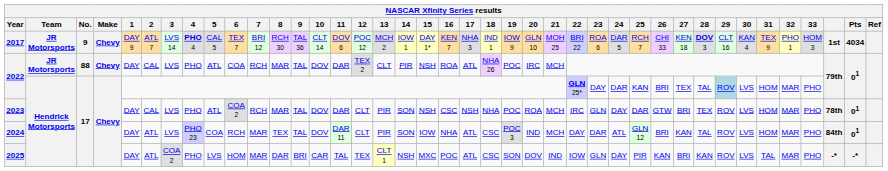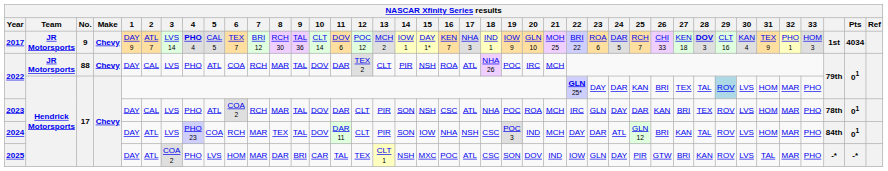(470, 110) NSH -> (470, 110) ATL
(662, 110) GTW -> (662, 110) KAN
(470, 133) ATL -> (470, 133) NSH
(662, 155) KAN -> (662, 155) GTW
